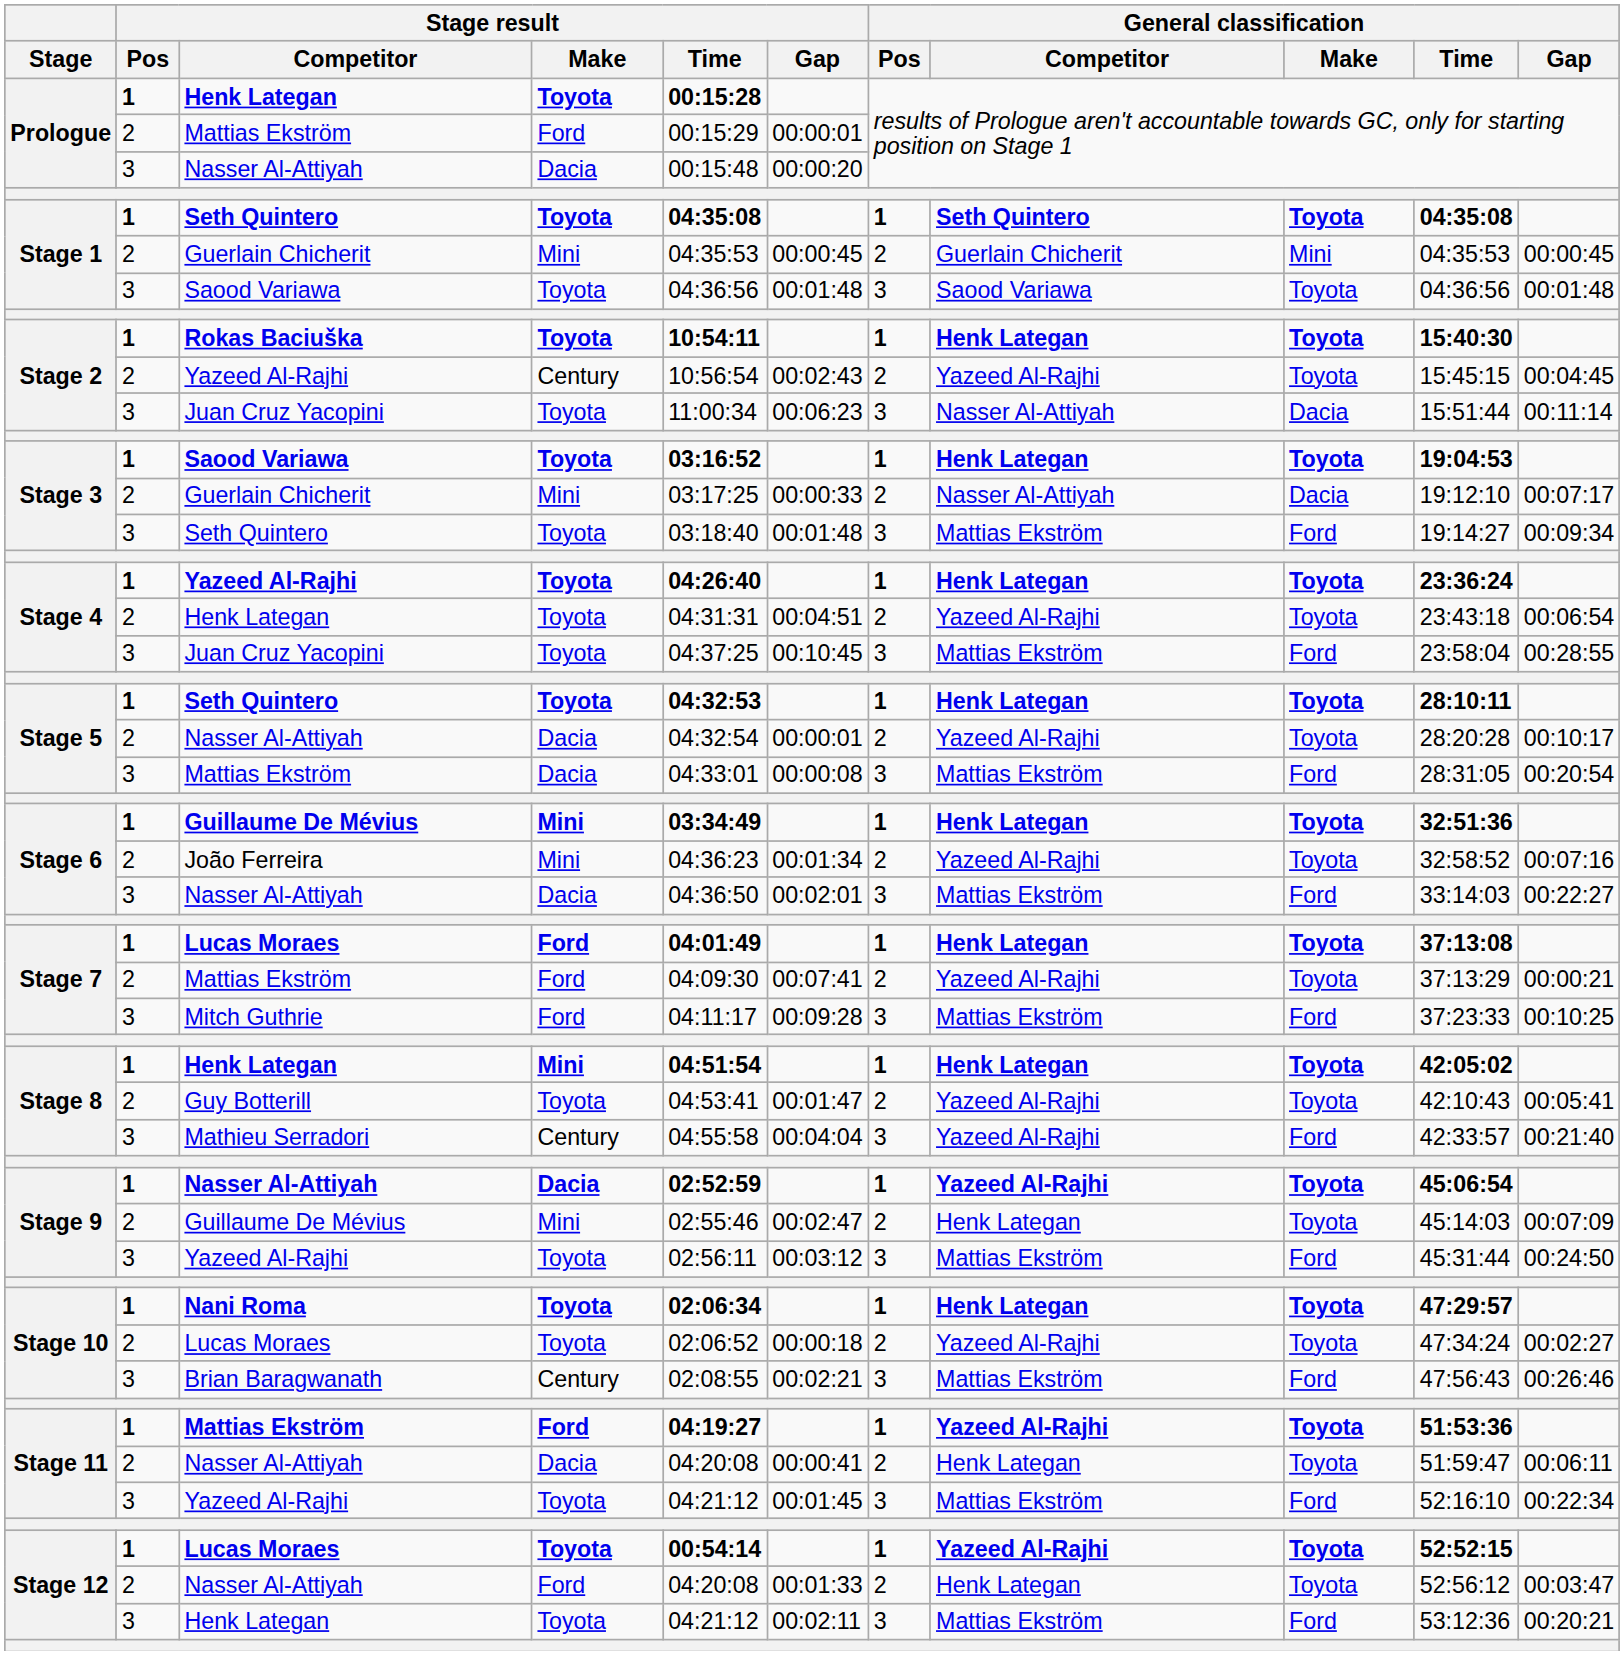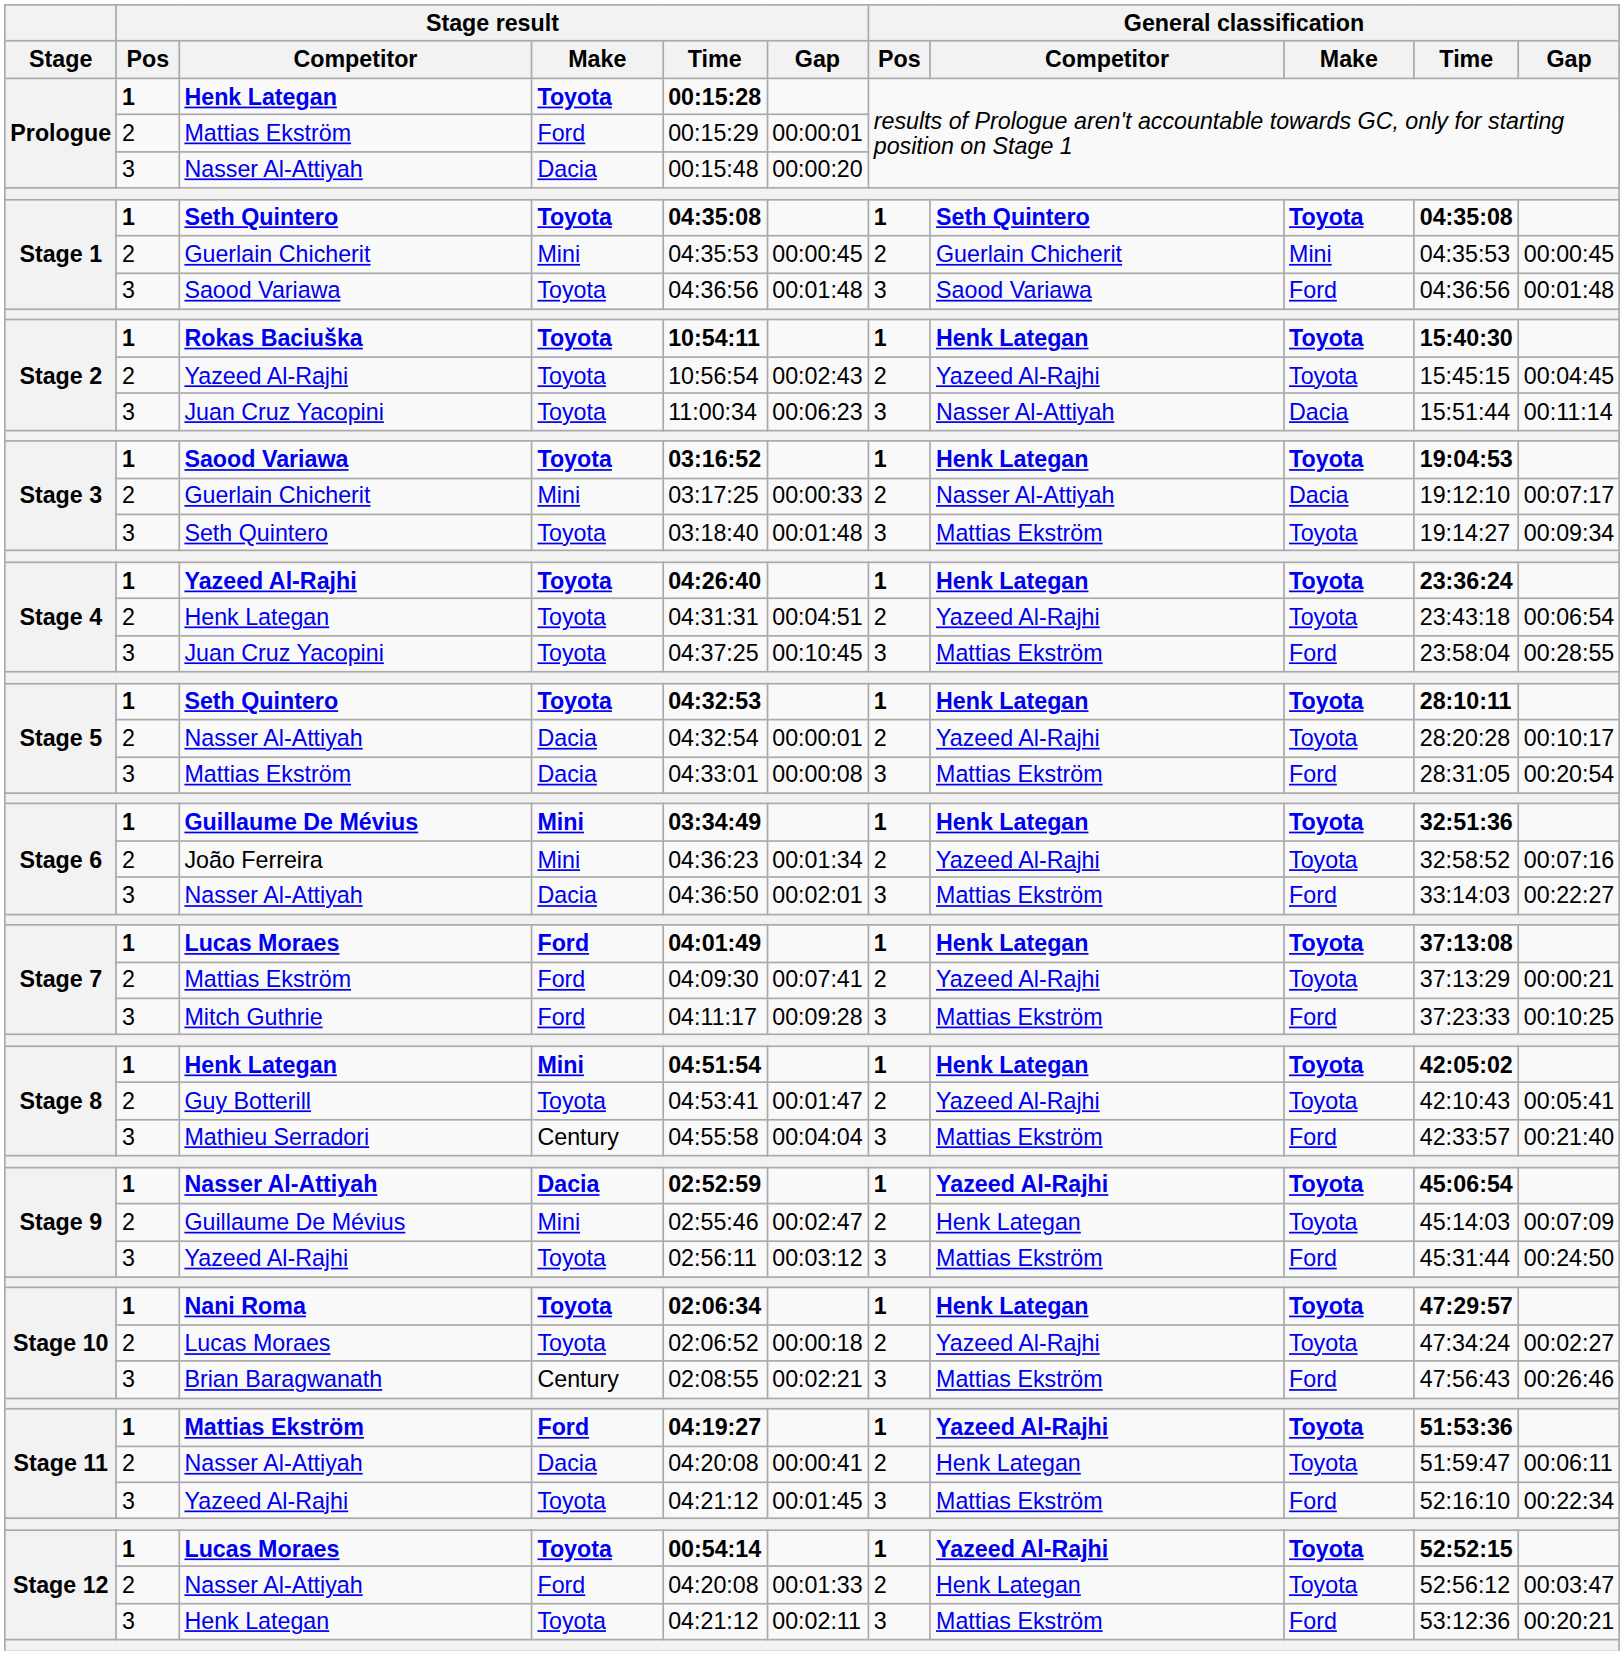(1323, 290) Toyota -> (1313, 290) Ford
(578, 375) Century -> (572, 375) Toyota
(1313, 532) Ford -> (1323, 532) Toyota
(1018, 1137) Yazeed Al-Rajhi -> (1019, 1137) Mattias Ekström
